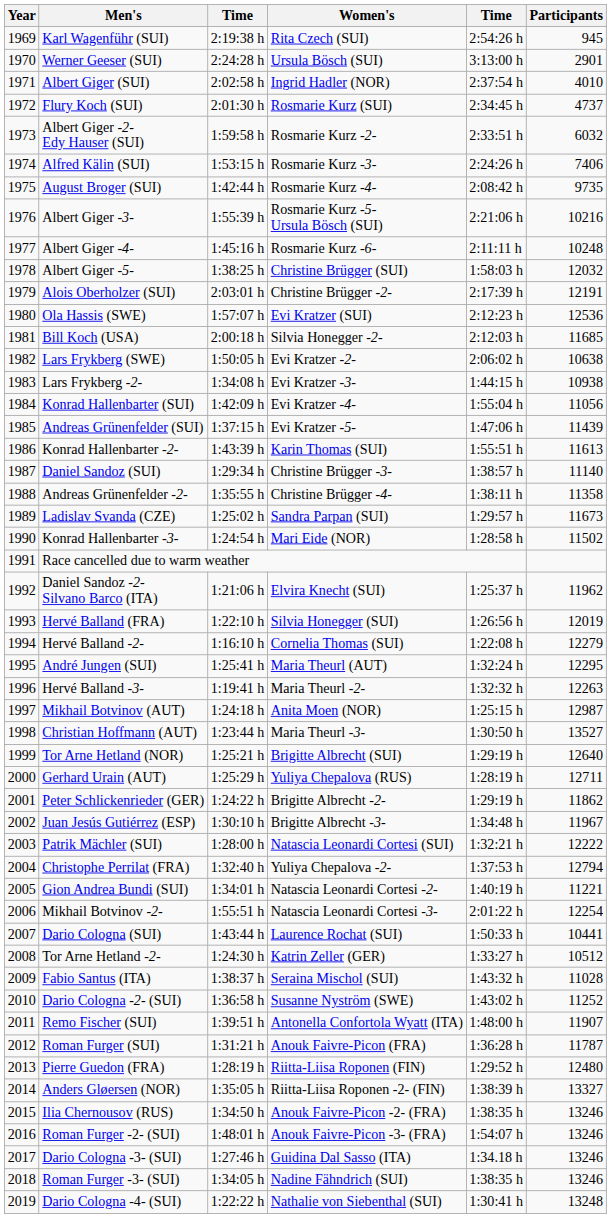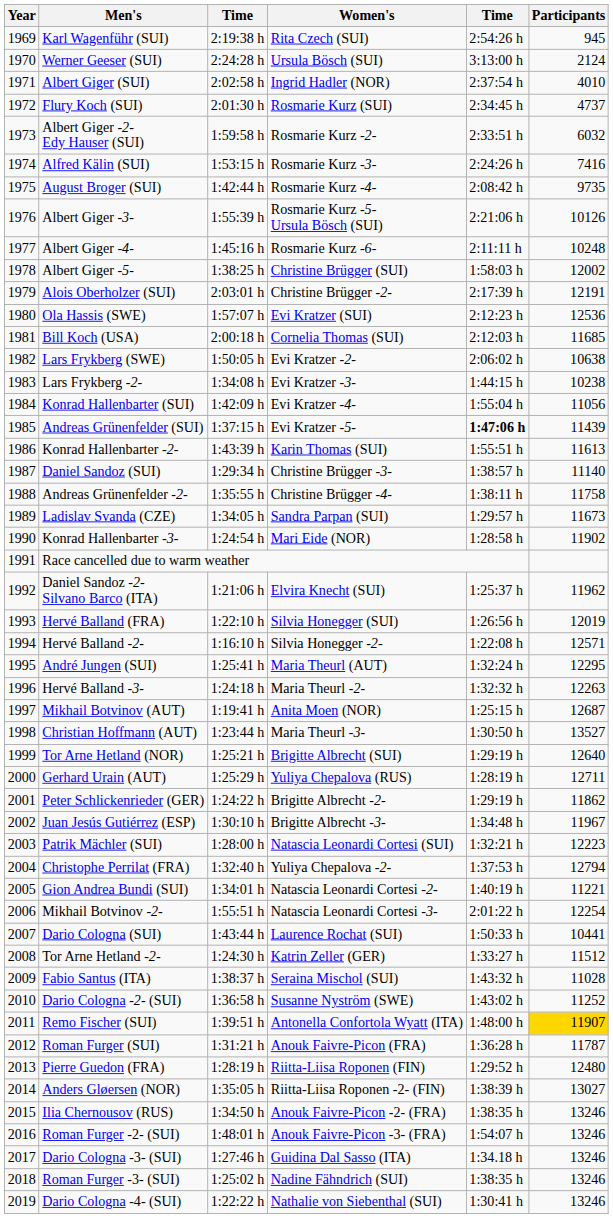(589, 60) 2901 -> (591, 60) 2124
(589, 165) 7406 -> (591, 165) 7416
(585, 218) 10216 -> (588, 218) 10126
(585, 270) 12032 -> (588, 270) 12002
(327, 337) Silvia Honegger -2- -> (337, 337) Cornelia Thomas (SUI)
(585, 382) 10938 -> (588, 382) 10238
(496, 426) normal -> (497, 426) bold
(586, 493) 11358 -> (588, 493) 11758
(237, 516) 1:25:02 h -> (237, 516) 1:34:05 h
(586, 538) 11502 -> (588, 538) 11902
(337, 643) Cornelia Thomas (SUI) -> (327, 643) Silvia Honegger -2-
(585, 643) 12279 -> (588, 643) 12571
(237, 688) 1:19:41 h -> (237, 688) 1:24:18 h
(237, 710) 1:24:18 h -> (237, 710) 1:19:41 h
(585, 710) 12987 -> (588, 710) 12687
(585, 844) 12222 -> (588, 844) 12223
(585, 956) 10512 -> (588, 956) 11512
(586, 1023) no background -> (588, 1023) gold background
(585, 1090) 13327 -> (588, 1090) 13027
(237, 1179) 1:34:05 h -> (237, 1179) 1:25:02 h
(585, 1202) 13248 -> (588, 1202) 13246
